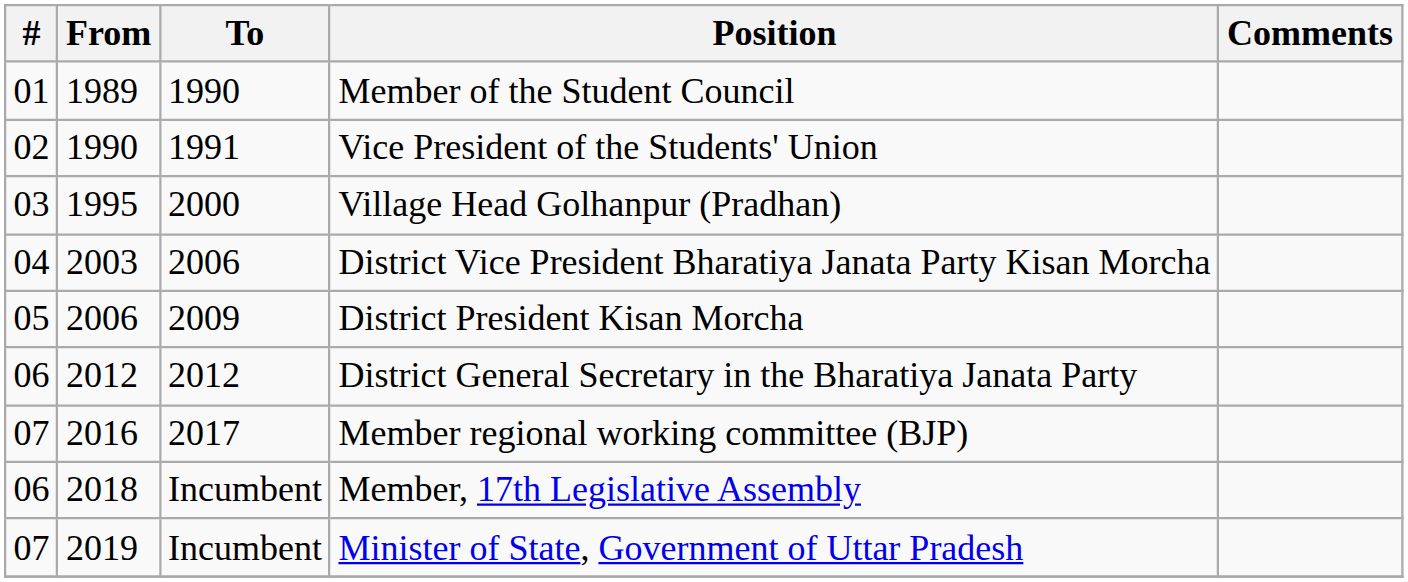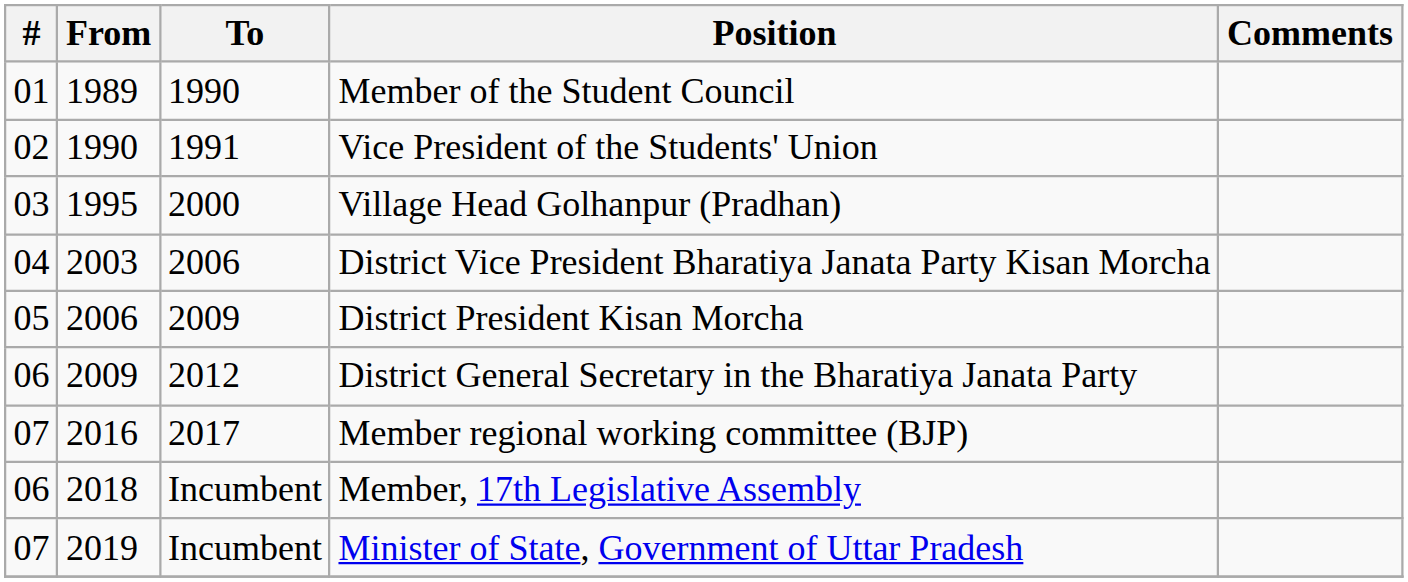(102, 375) 2012 -> (102, 375) 2009
